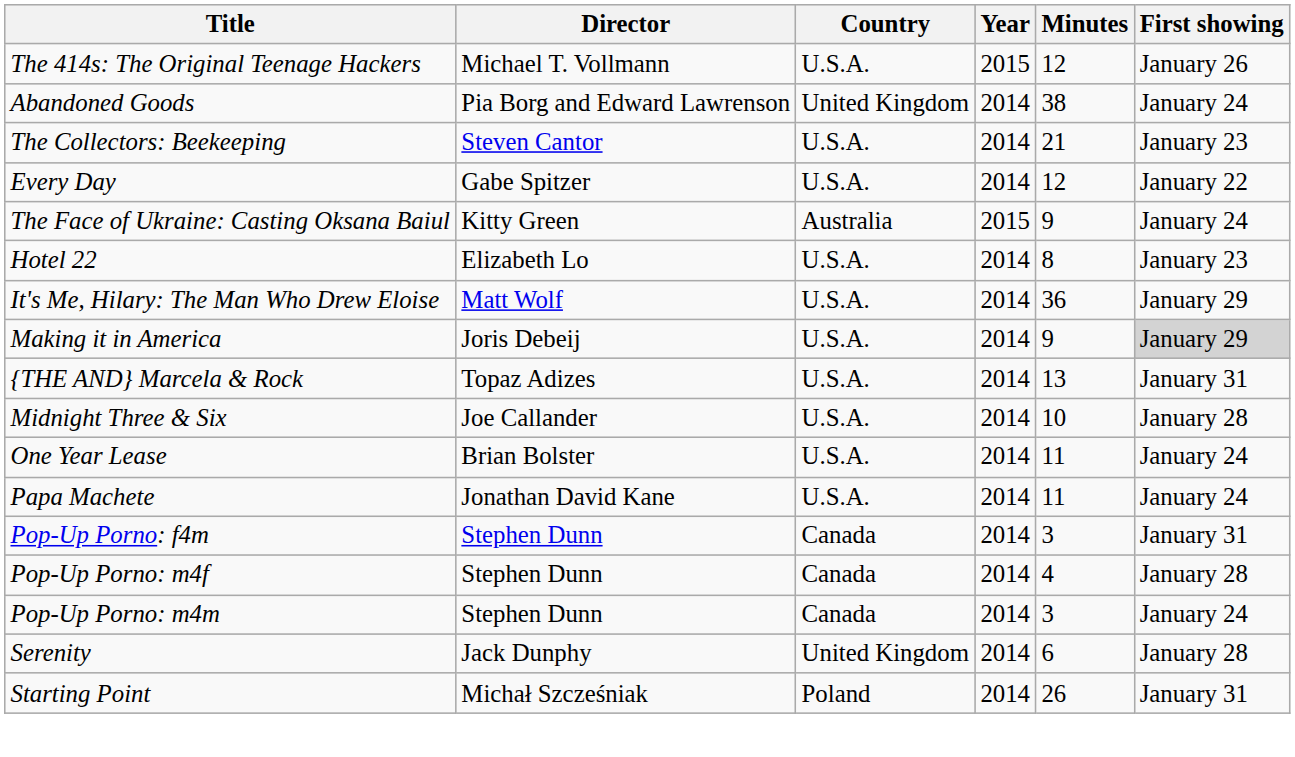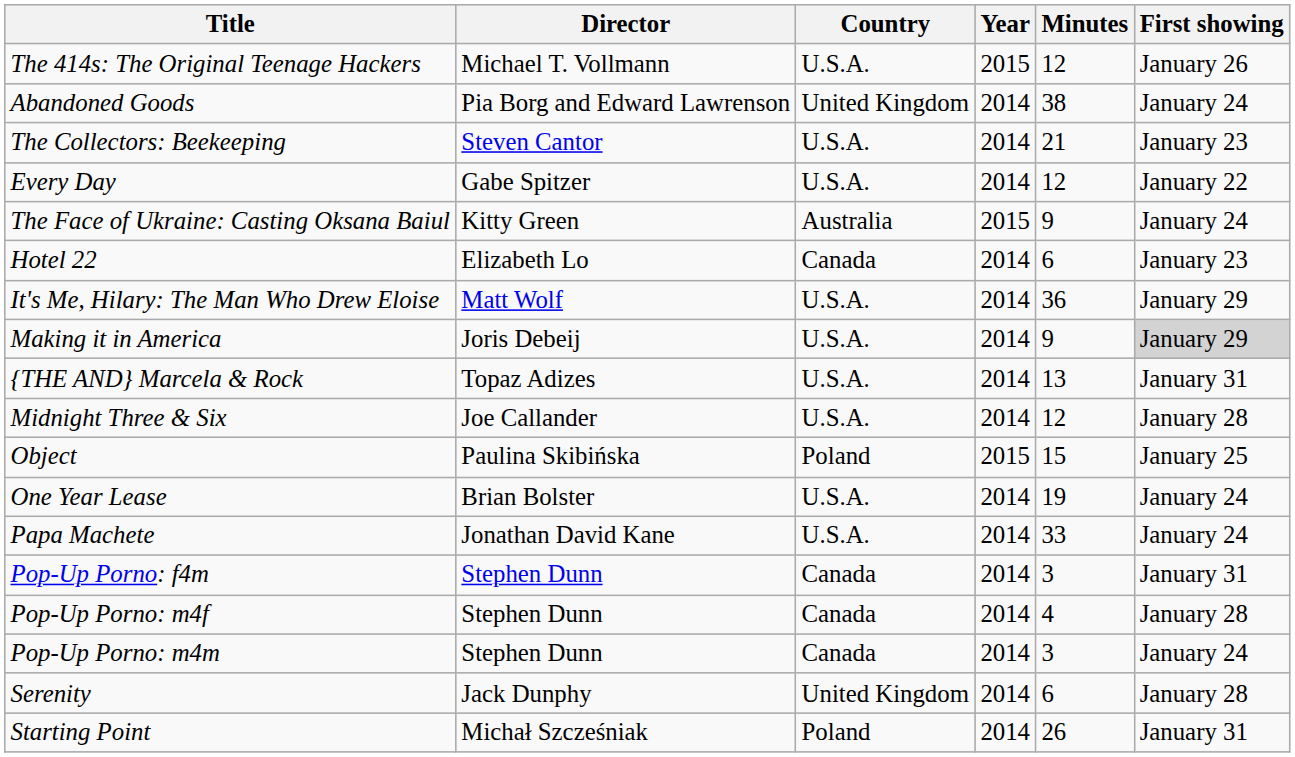(836, 260) U.S.A. -> (839, 260) Canada
(1048, 260) 8 -> (1048, 260) 6
(1054, 417) 10 -> (1054, 417) 12
+ row: (44, 456)
(1053, 456) 11 -> (1054, 496) 19
(1053, 496) 11 -> (1054, 535) 33
